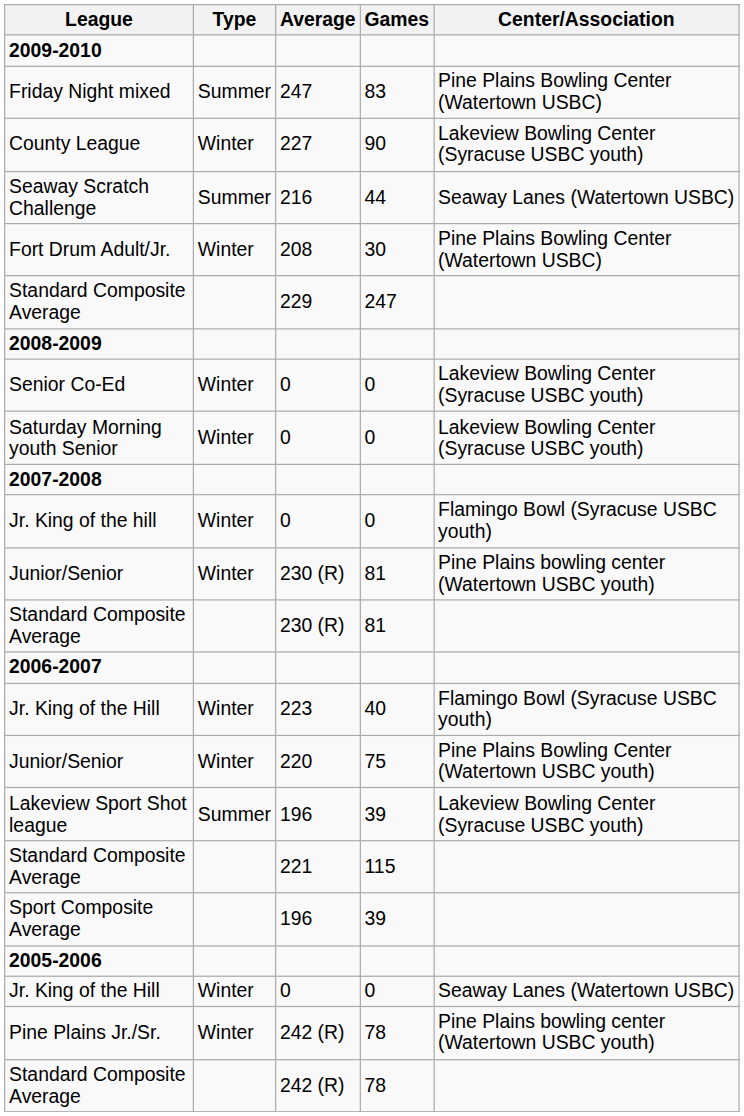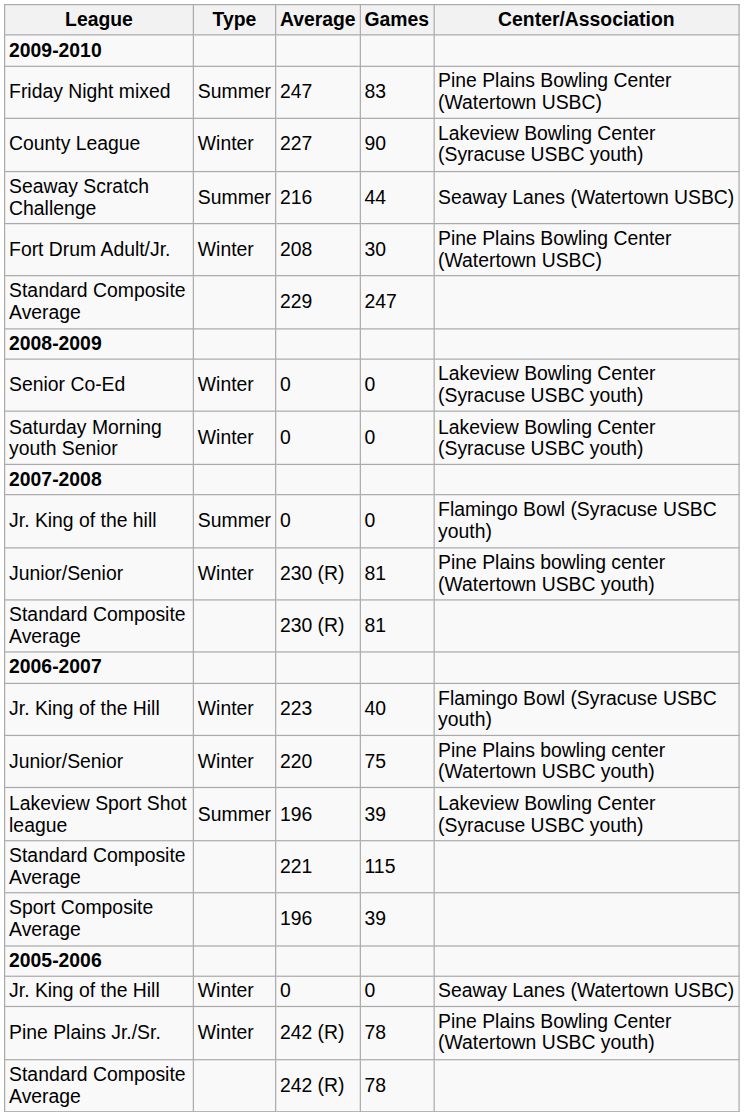(226, 520) Winter -> (234, 520) Summer
(555, 761) Pine Plains Bowling Center (Watertown USBC youth) -> (552, 761) Pine Plains bowling center (Watertown USBC youth)
(552, 1032) Pine Plains bowling center (Watertown USBC youth) -> (555, 1032) Pine Plains Bowling Center (Watertown USBC youth)
